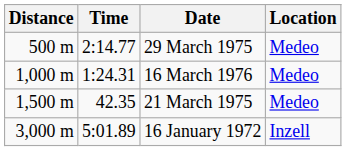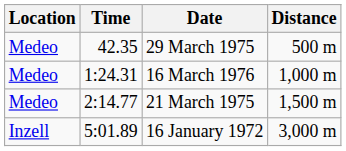columns swapped: (41, 18) <-> (303, 18)
(109, 46) 2:14.77 -> (118, 46) 42.35
(116, 103) 42.35 -> (111, 103) 2:14.77
